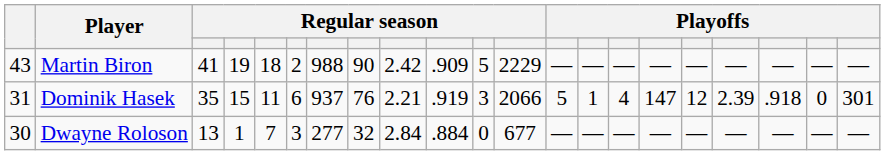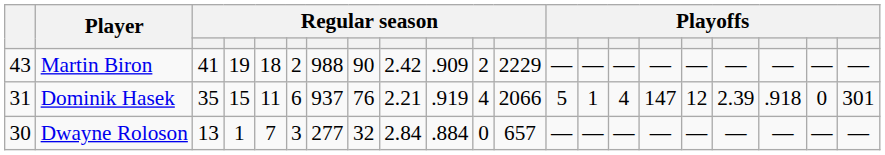(484, 64) 5 -> (484, 64) 2
(484, 98) 3 -> (484, 98) 4
(520, 132) 677 -> (520, 132) 657
